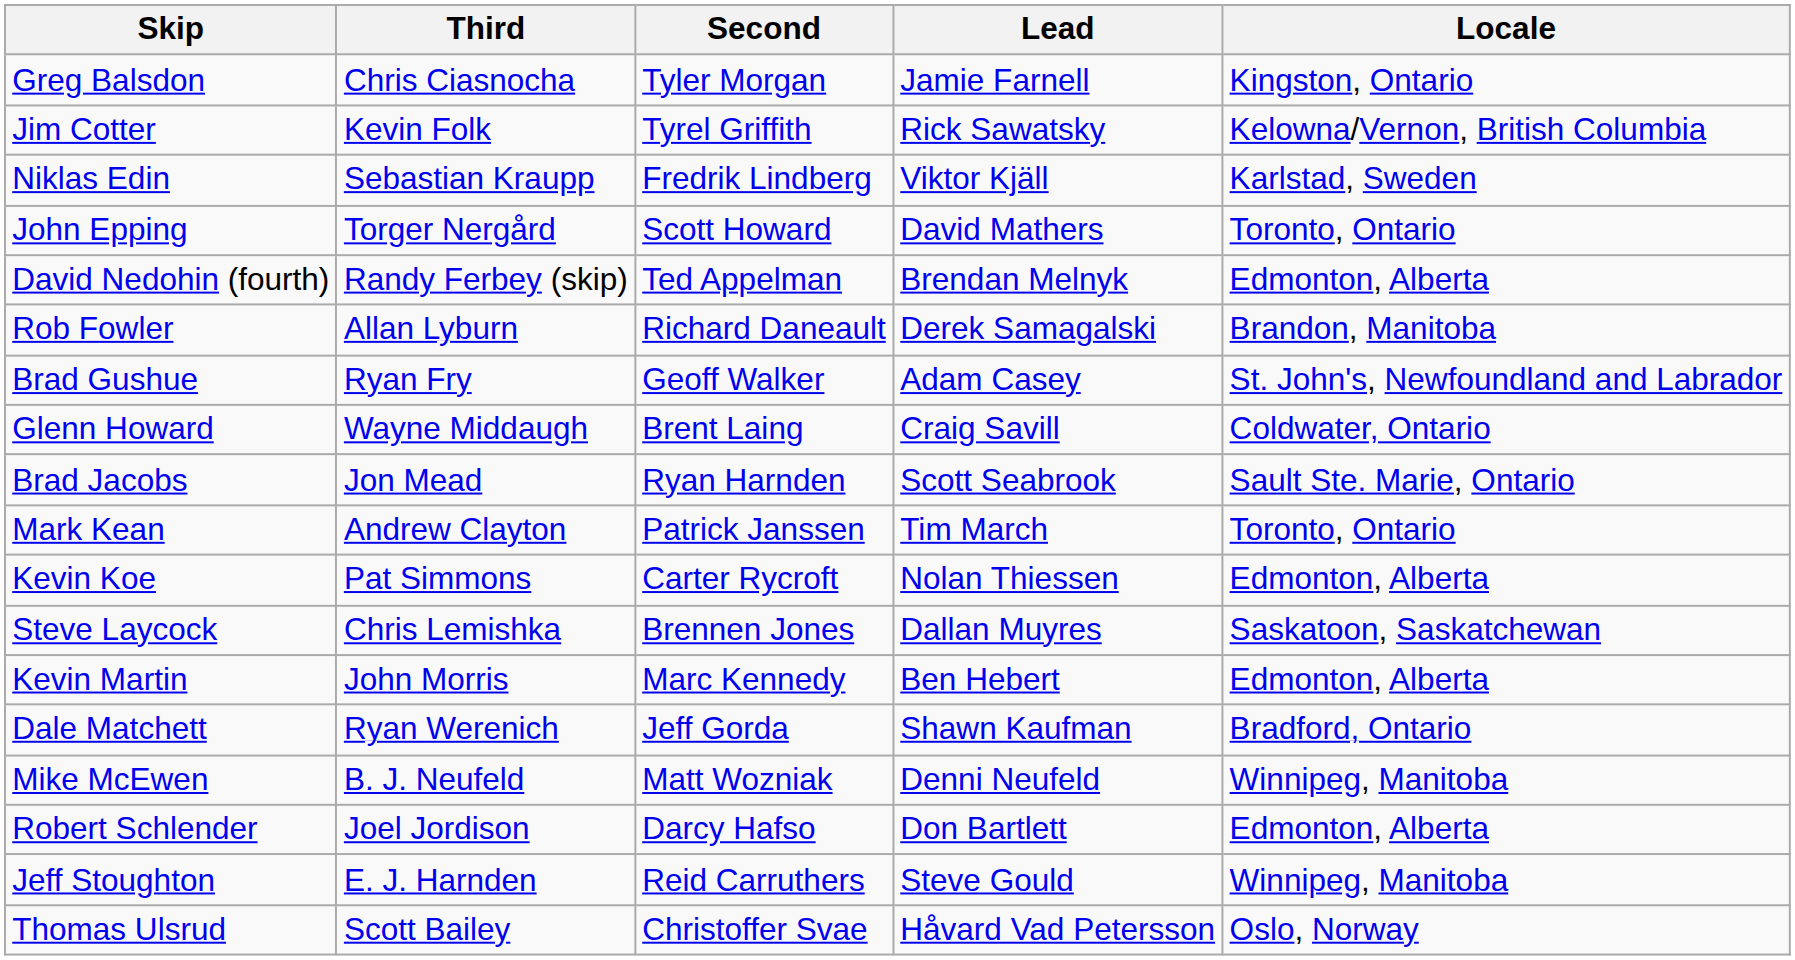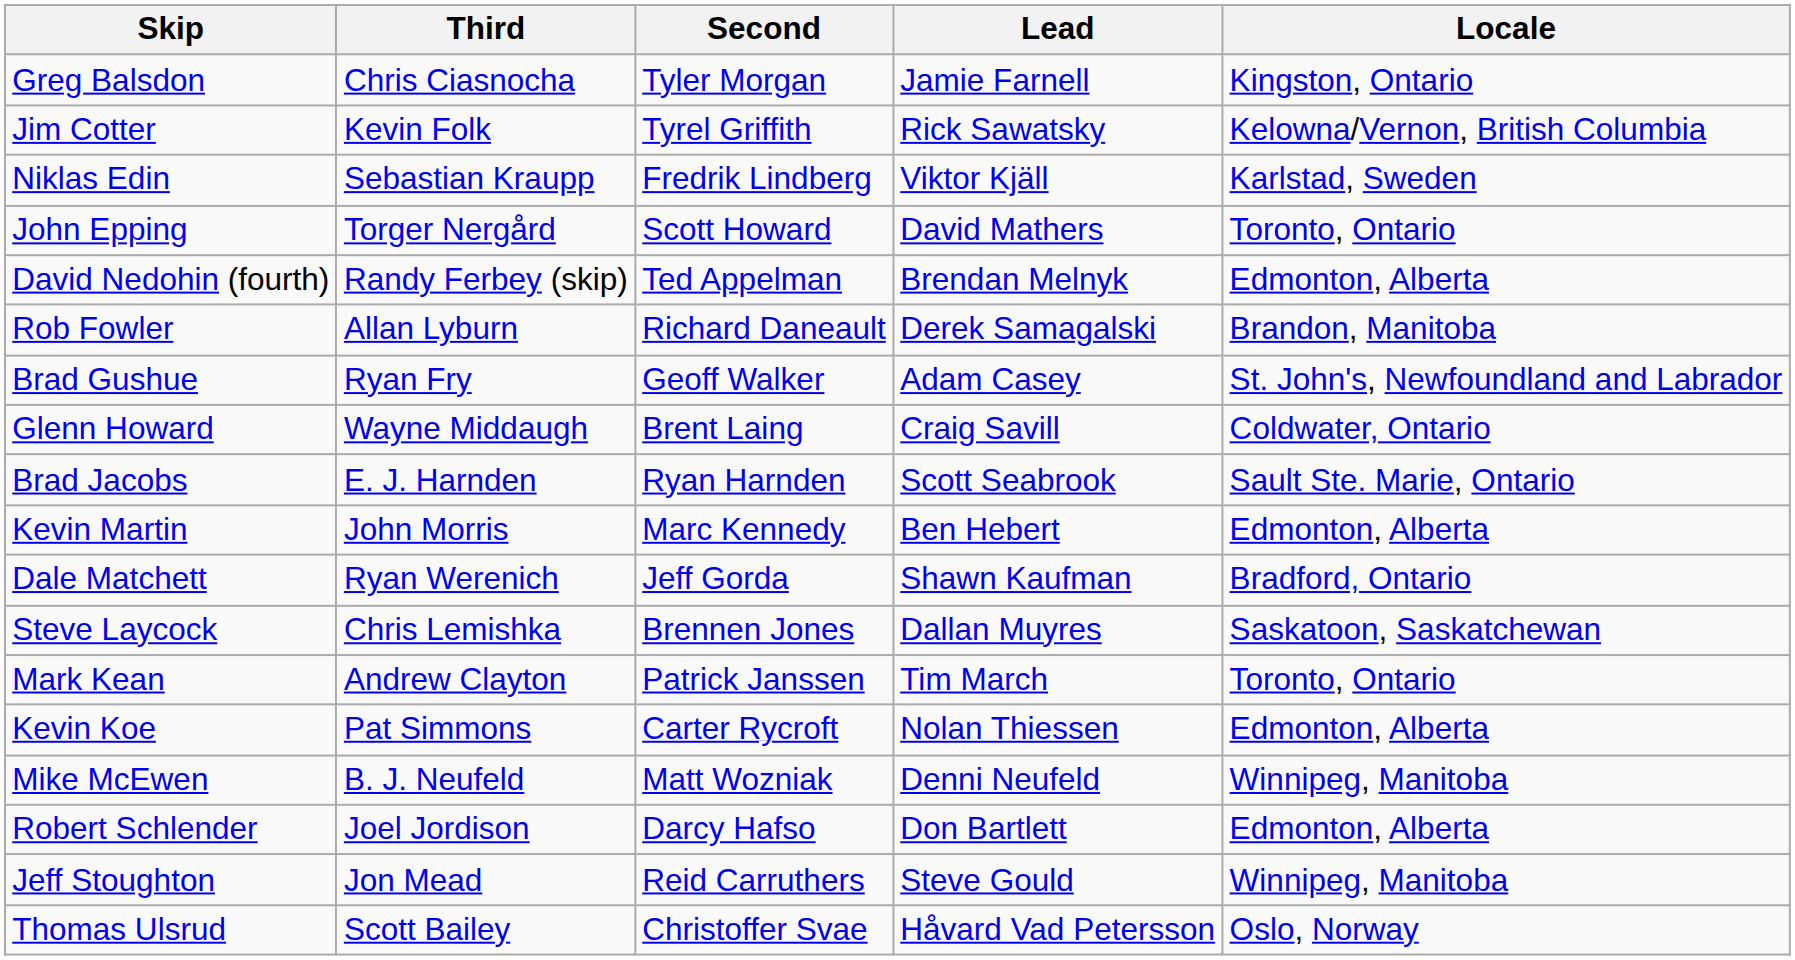(413, 479) Jon Mead -> (440, 479) E. J. Harnden
rows swapped: (88, 529) <-> (100, 679)
rows swapped: (84, 579) <-> (109, 729)
(440, 879) E. J. Harnden -> (413, 879) Jon Mead
